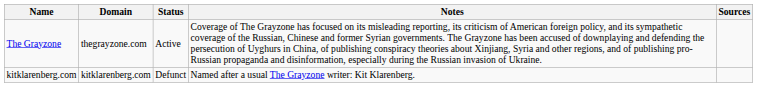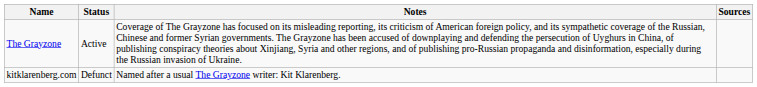- column: (116, 12)
